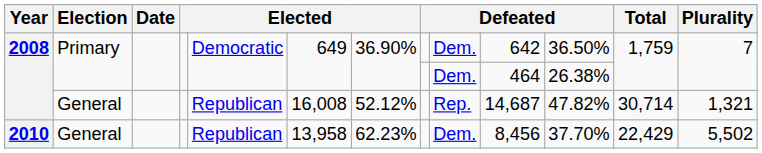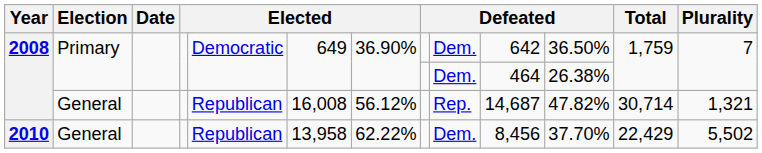(386, 104) 52.12% -> (386, 104) 56.12%
(386, 133) 62.23% -> (386, 133) 62.22%
